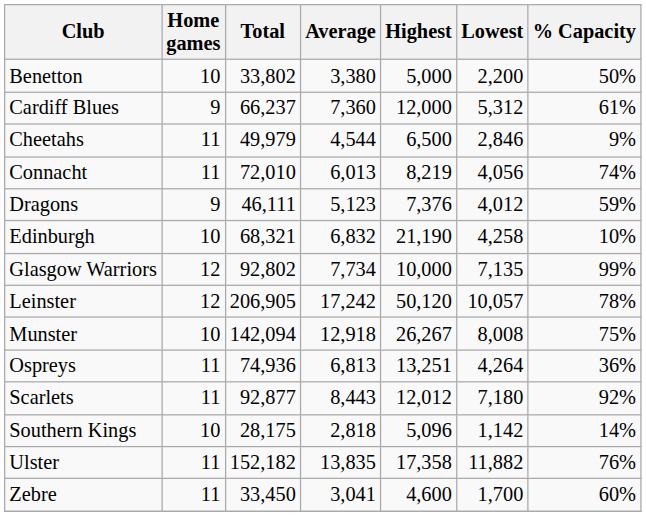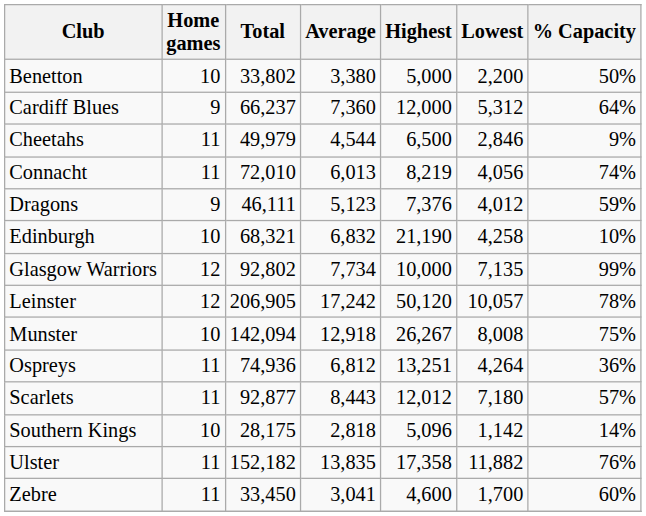(617, 107) 61% -> (617, 107) 64%
(353, 365) 6,813 -> (353, 365) 6,812
(617, 397) 92% -> (617, 397) 57%
